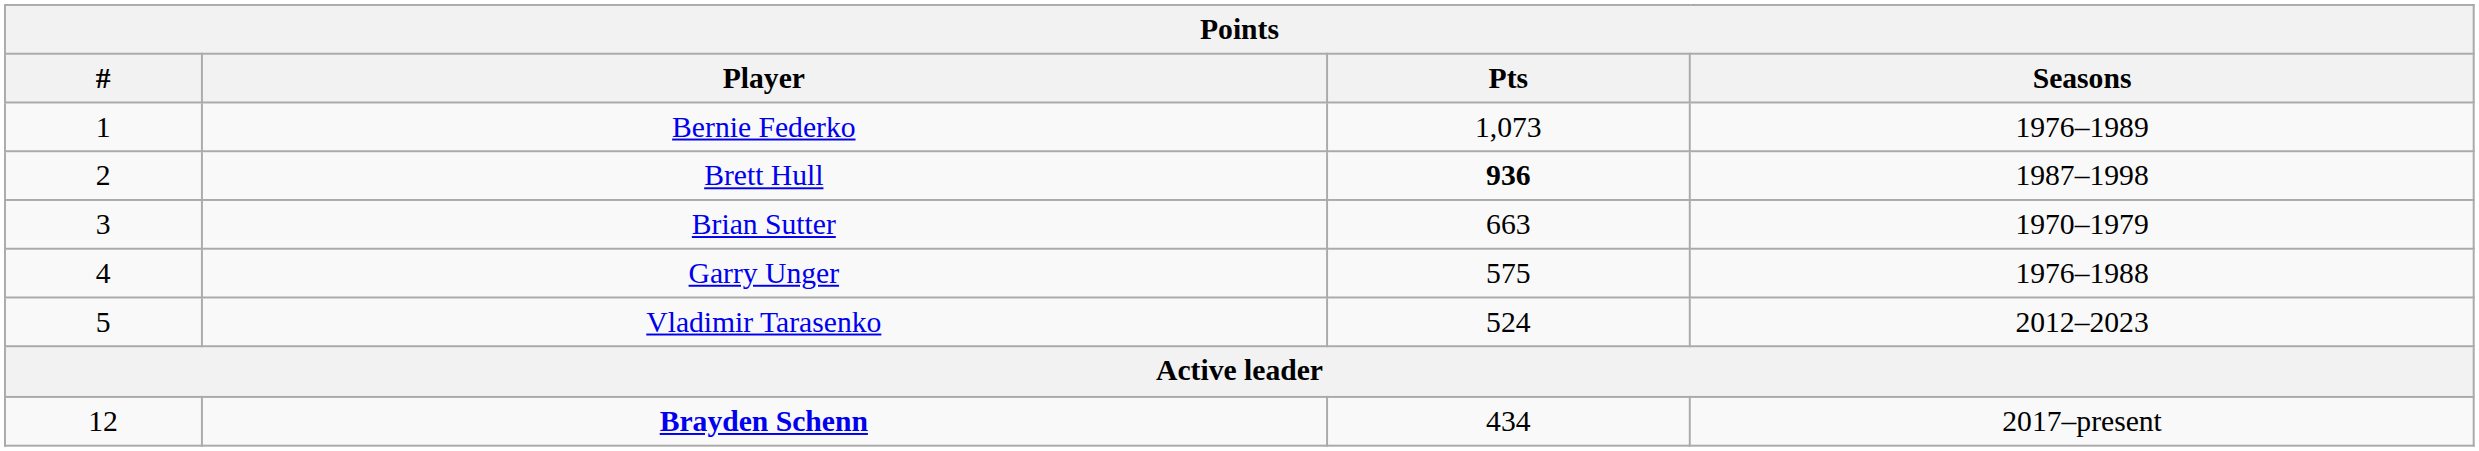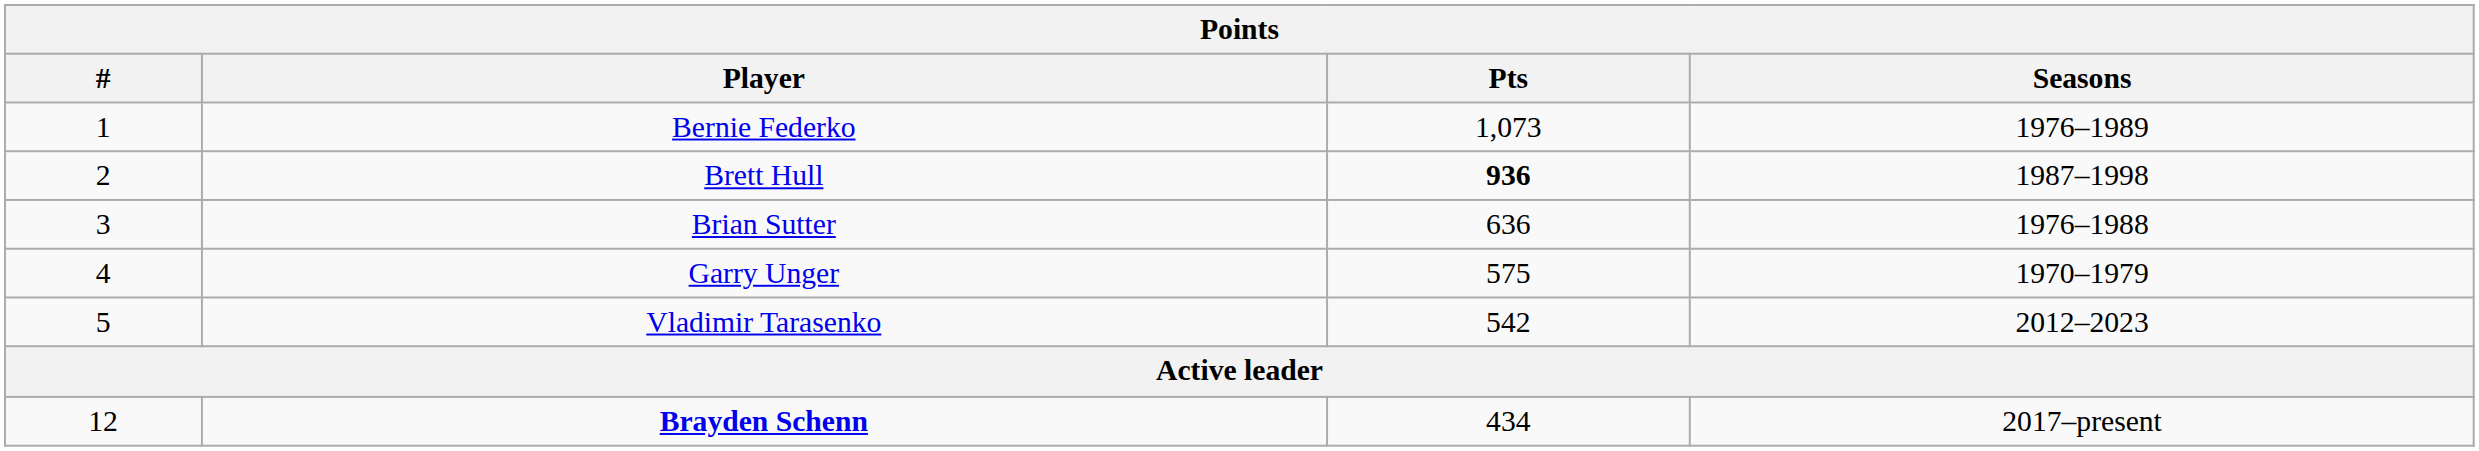(1508, 224) 663 -> (1508, 224) 636
(2082, 224) 1970–1979 -> (2082, 224) 1976–1988
(2082, 273) 1976–1988 -> (2082, 273) 1970–1979
(1508, 322) 524 -> (1508, 322) 542
